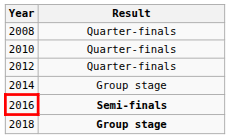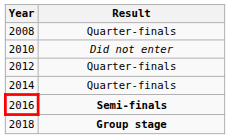(132, 49) Quarter-finals -> (132, 49) Did not enter
(132, 85) Group stage -> (132, 85) Quarter-finals
